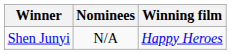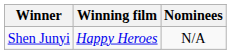columns swapped: (182, 15) <-> (106, 15)
